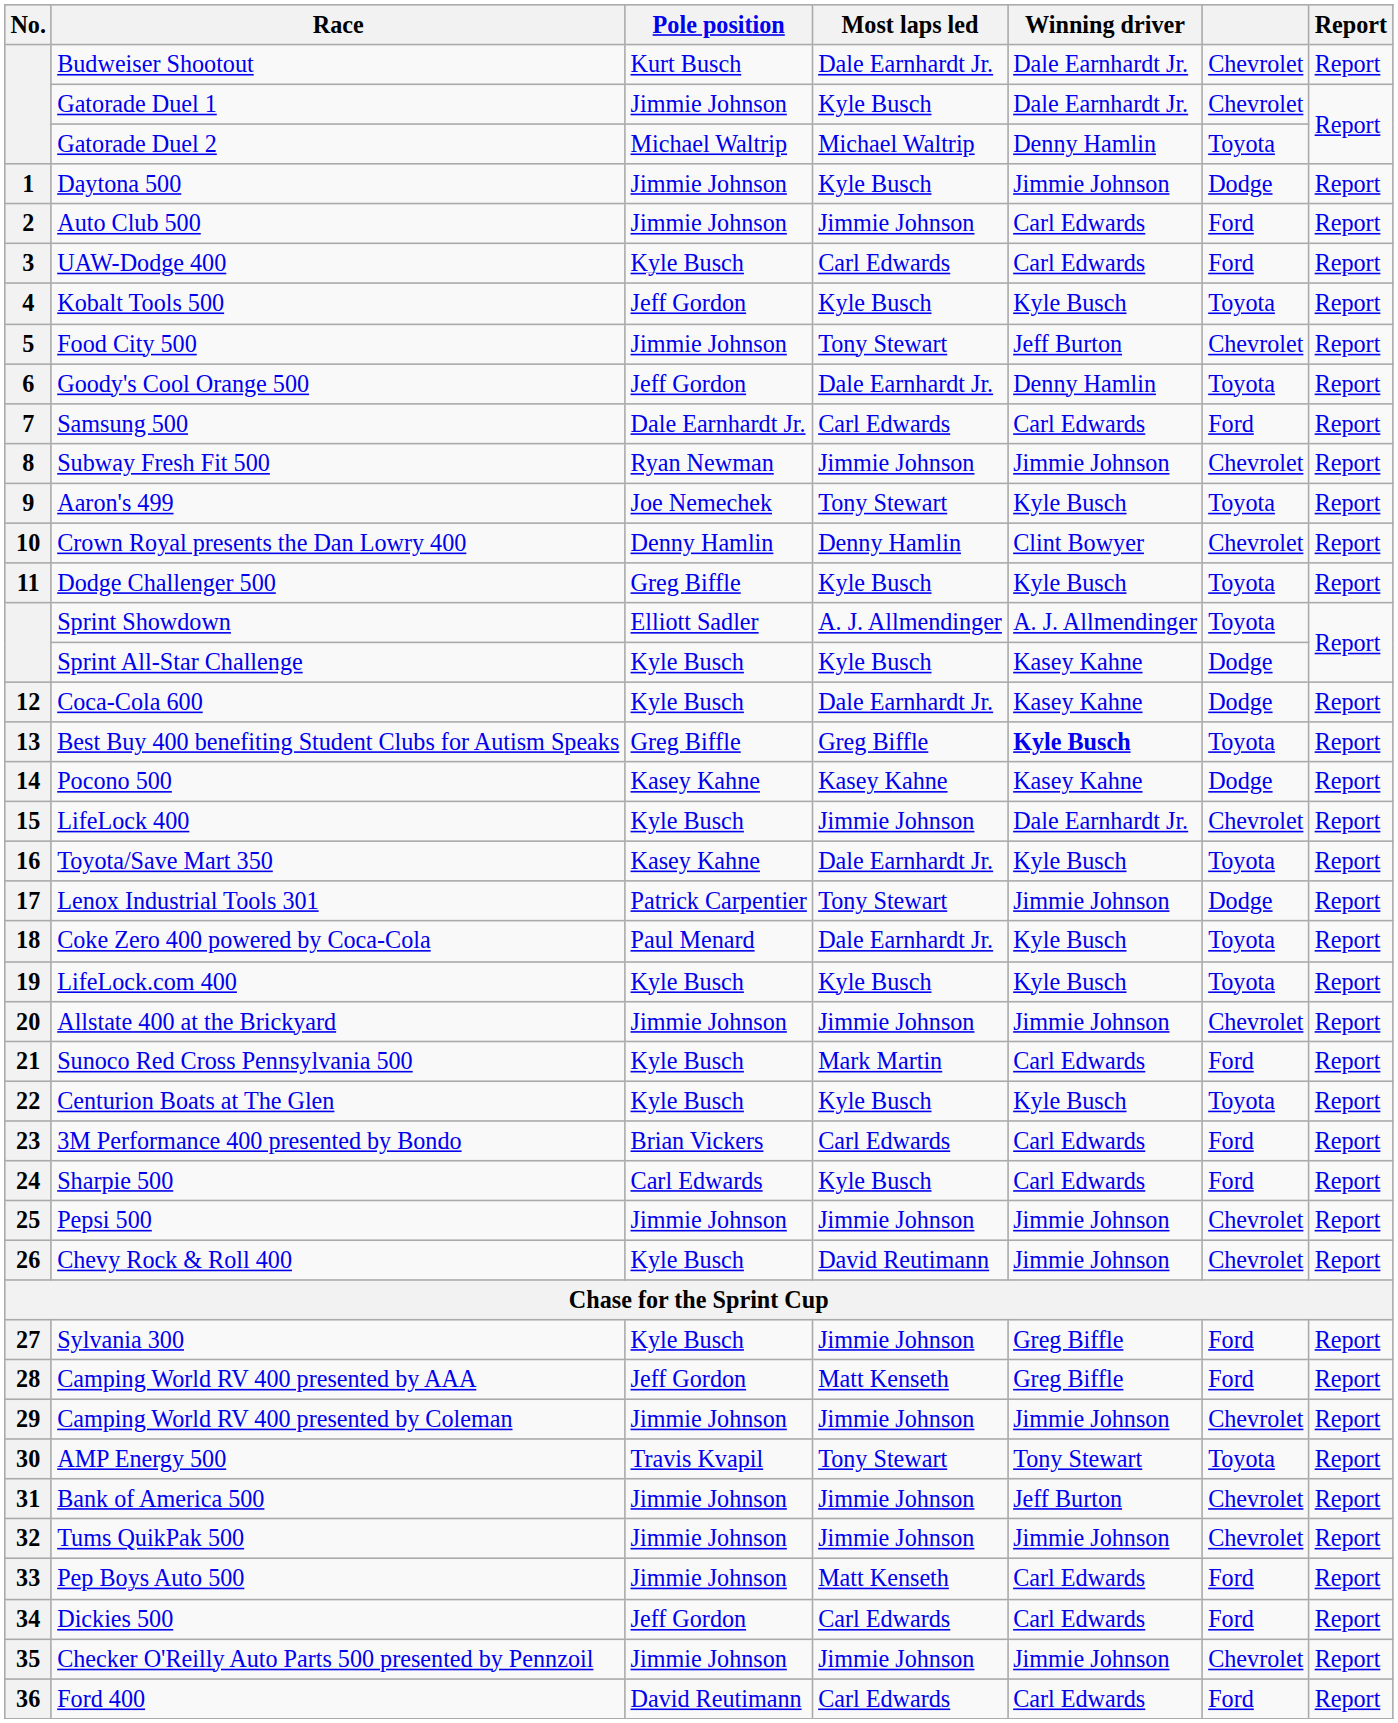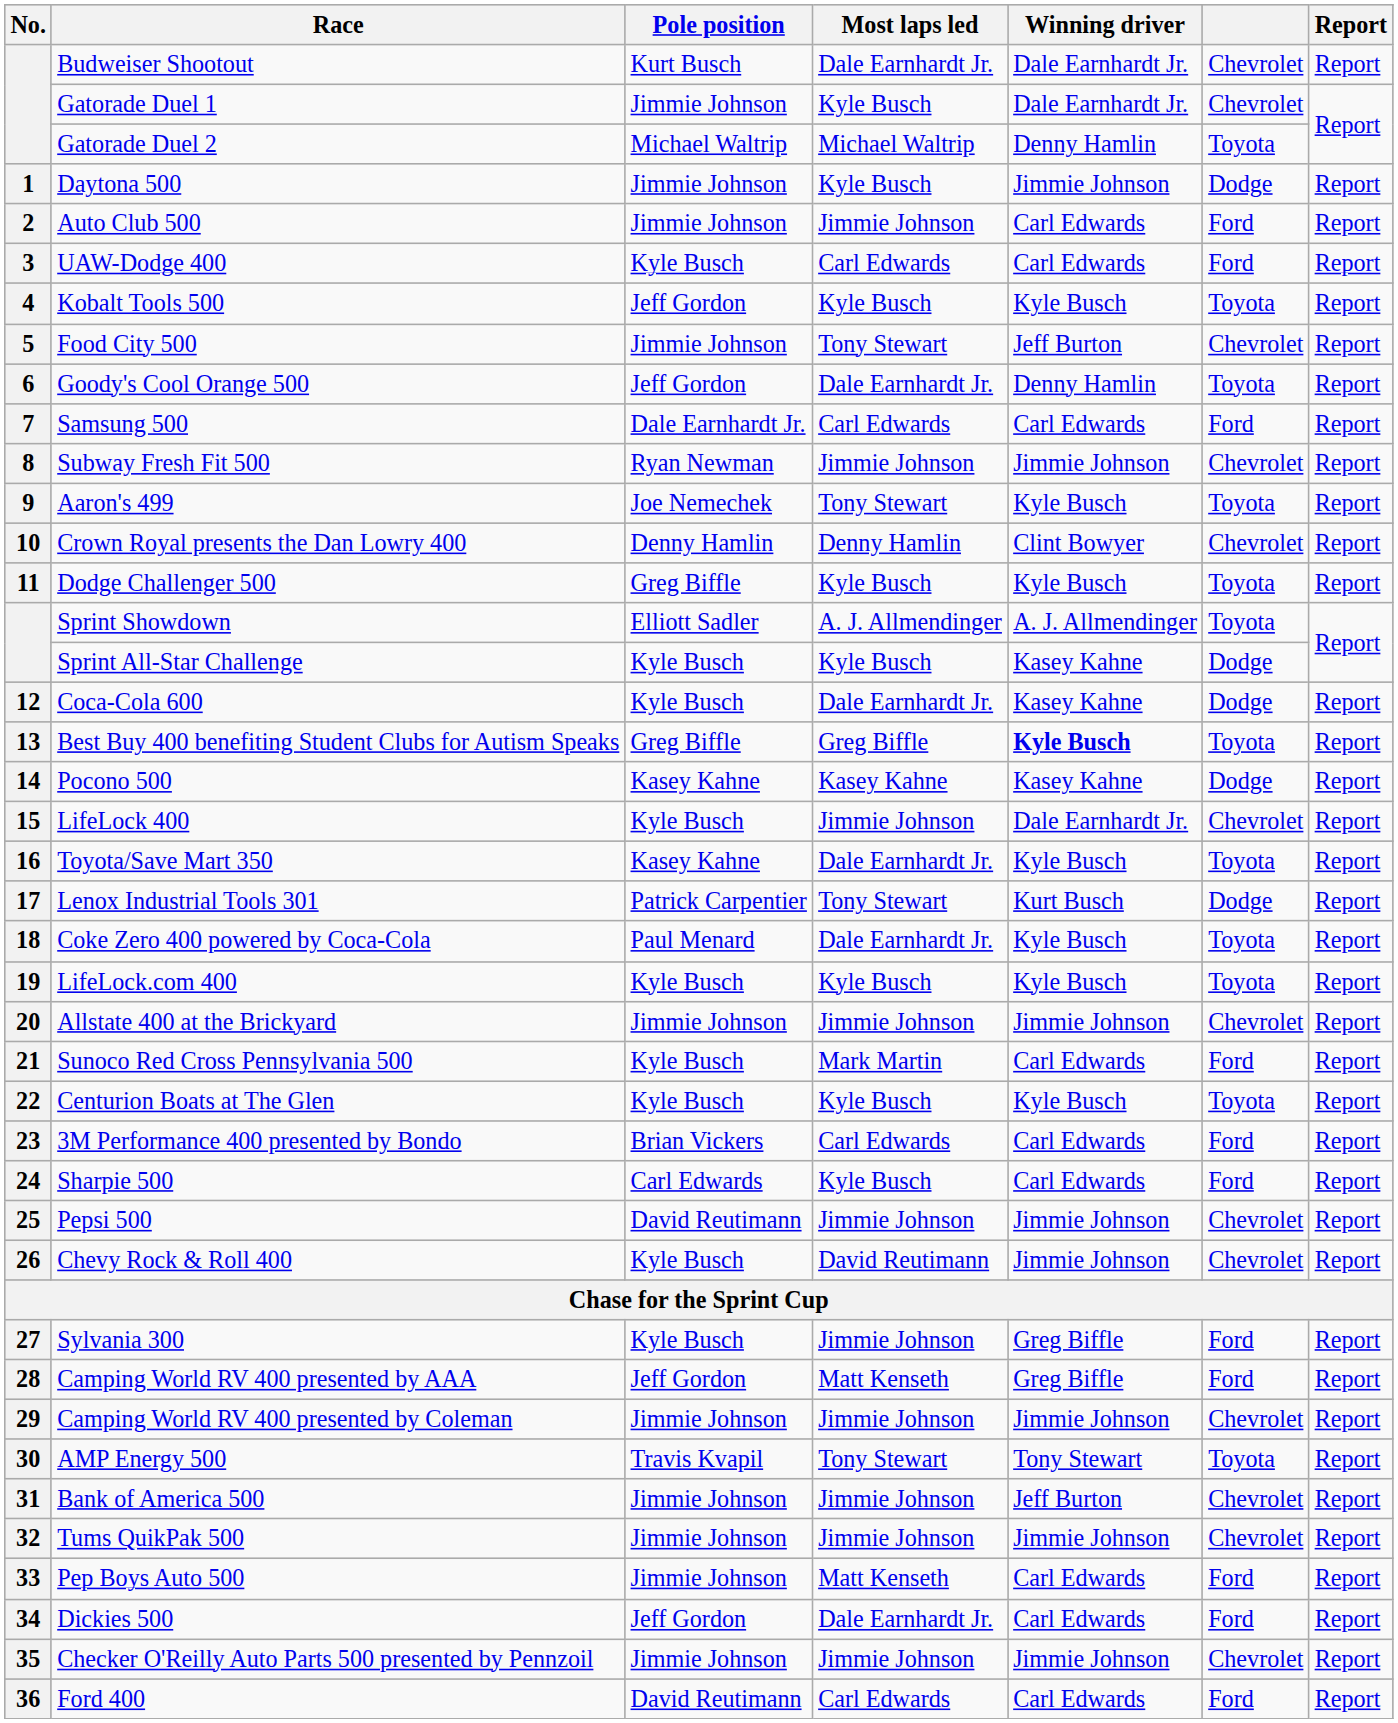(1091, 901) Jimmie Johnson -> (1068, 901) Kurt Busch
(709, 1220) Jimmie Johnson -> (716, 1220) David Reutimann
(884, 1618) Carl Edwards -> (906, 1618) Dale Earnhardt Jr.
